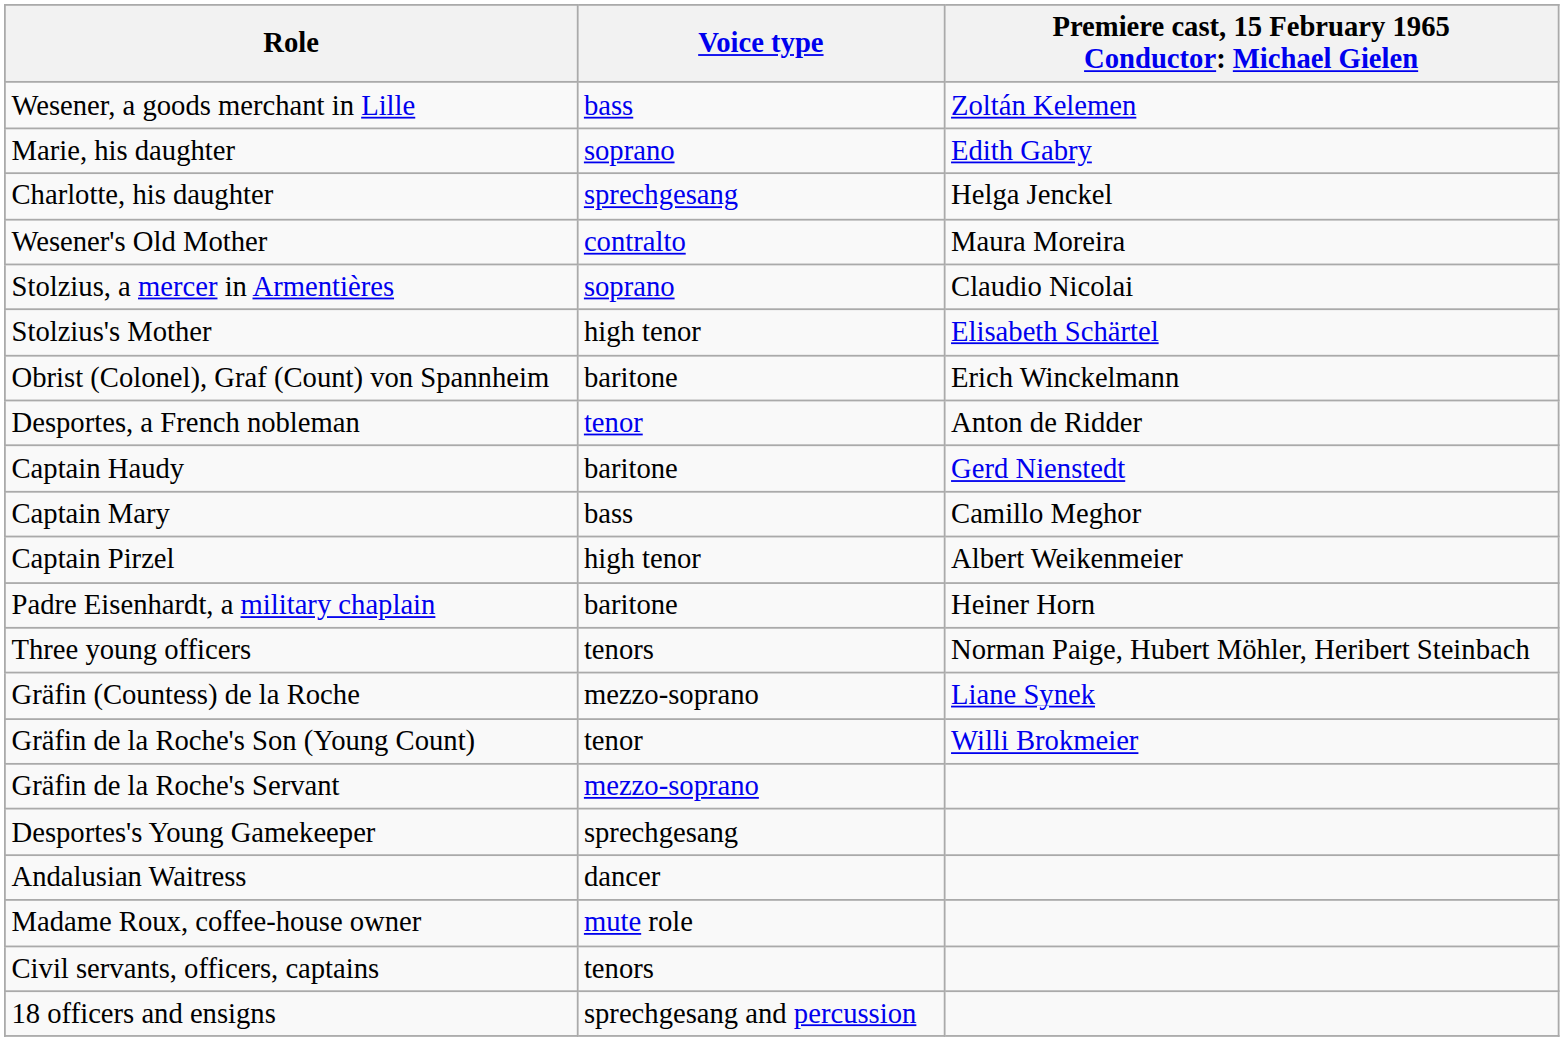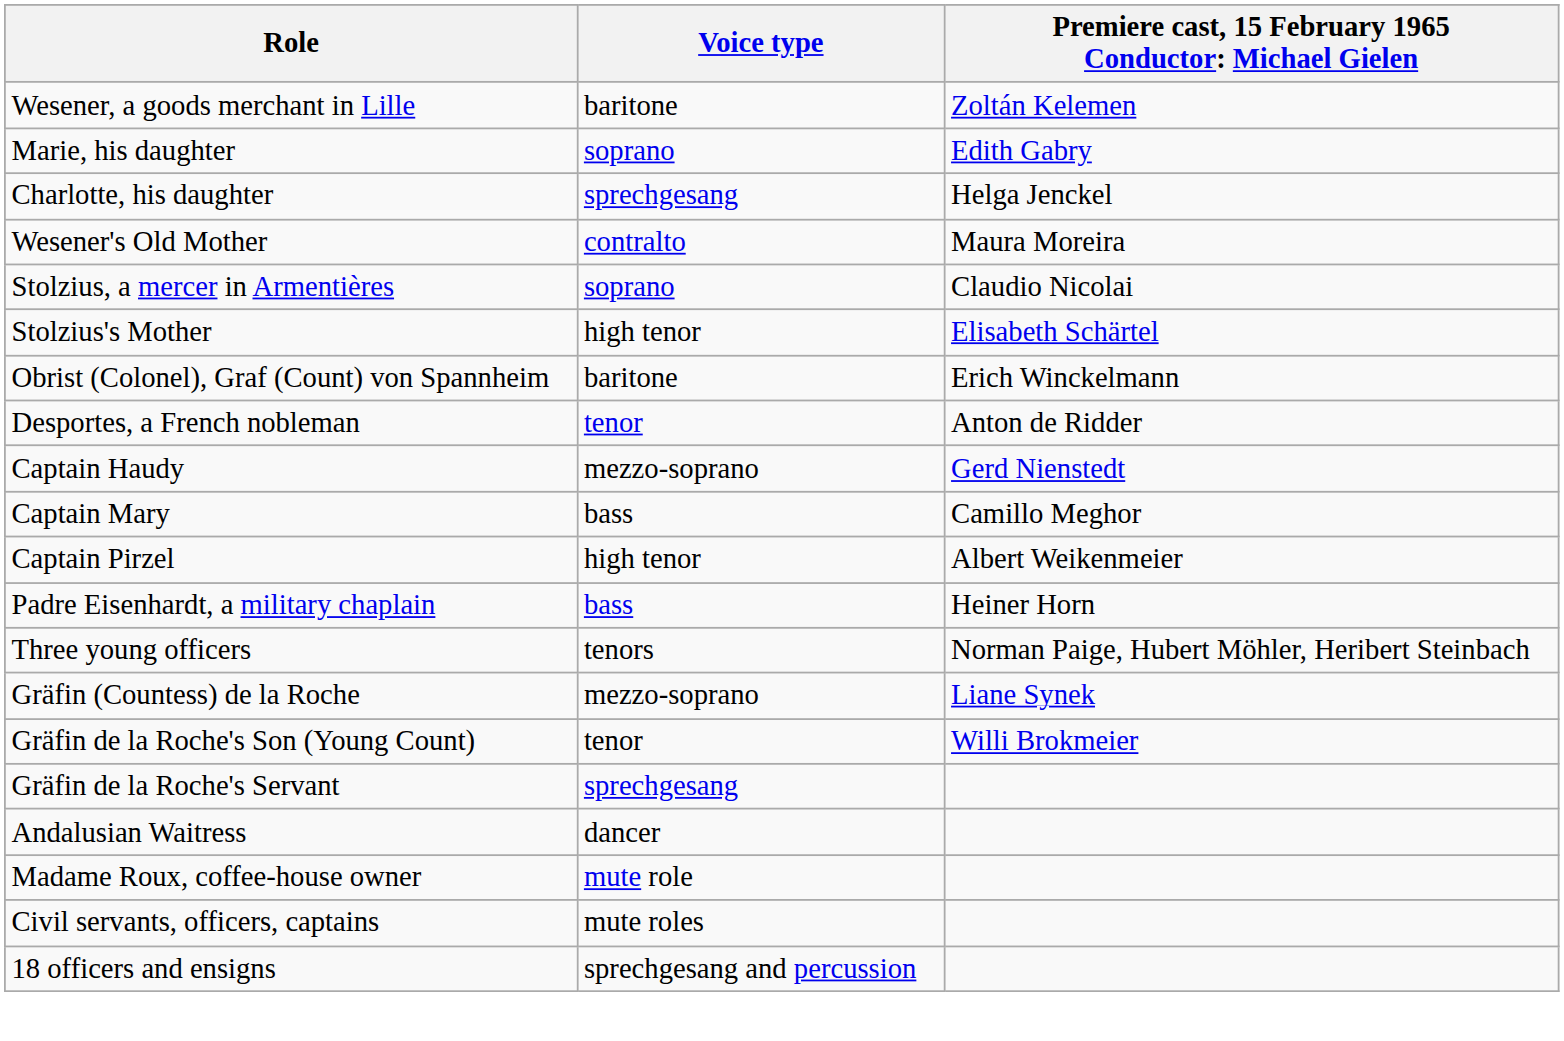(609, 104) bass -> (631, 104) baritone
(631, 468) baritone -> (671, 468) mezzo-soprano
(631, 604) baritone -> (609, 604) bass
(671, 786) mezzo-soprano -> (661, 786) sprechgesang
- row: (193, 831)
(619, 967) tenors -> (644, 922) mute roles
